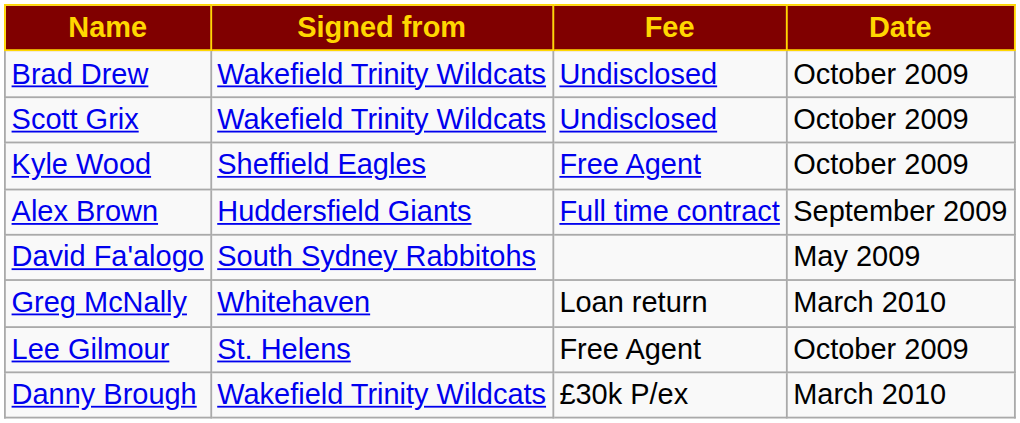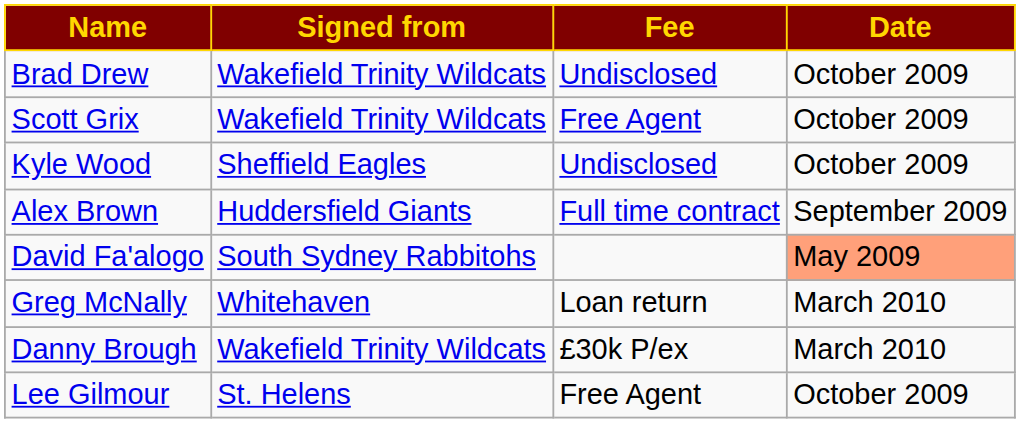(638, 119) Undisclosed -> (630, 119) Free Agent
(630, 165) Free Agent -> (638, 165) Undisclosed
(857, 257) no background -> (857, 257) lightsalmon background
rows swapped: (90, 348) <-> (104, 394)
